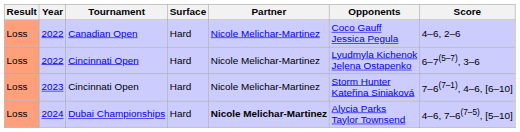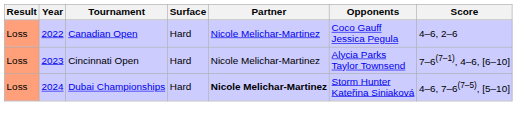- row: (53, 60)
(373, 87) Storm Hunter Kateřina Siniaková -> (368, 60) Alycia Parks Taylor Townsend
(368, 114) Alycia Parks Taylor Townsend -> (373, 87) Storm Hunter Kateřina Siniaková
